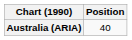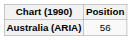(105, 27) 40 -> (105, 27) 56
